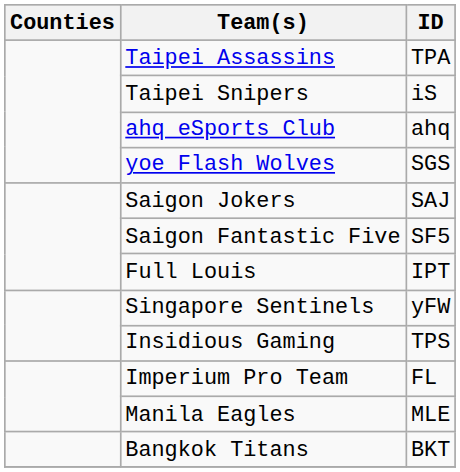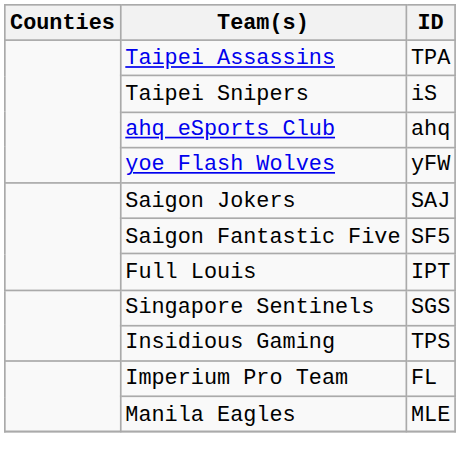(431, 165) SGS -> (431, 165) yFW
(431, 307) yFW -> (431, 307) SGS
- row: (217, 450)
